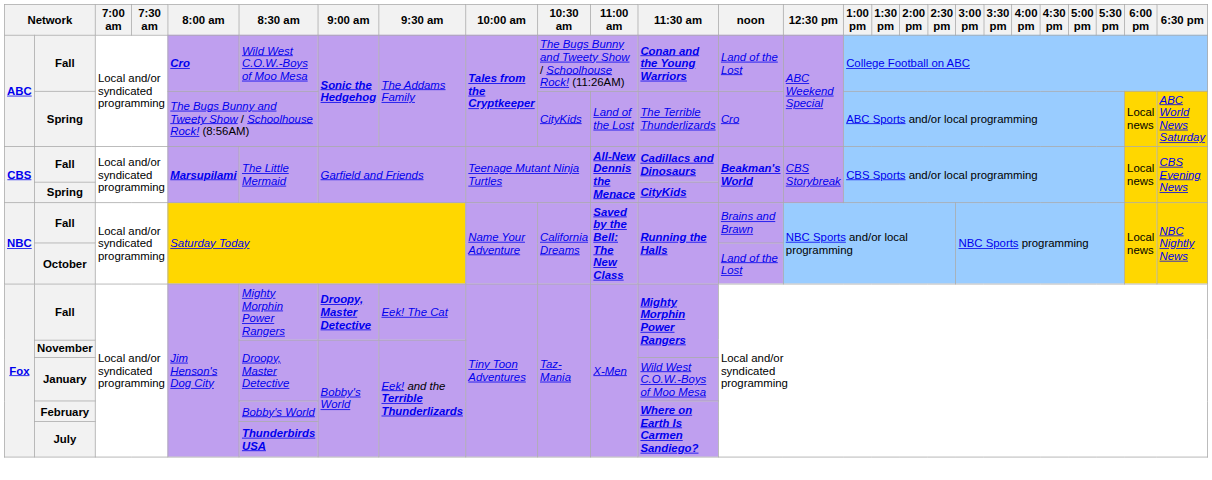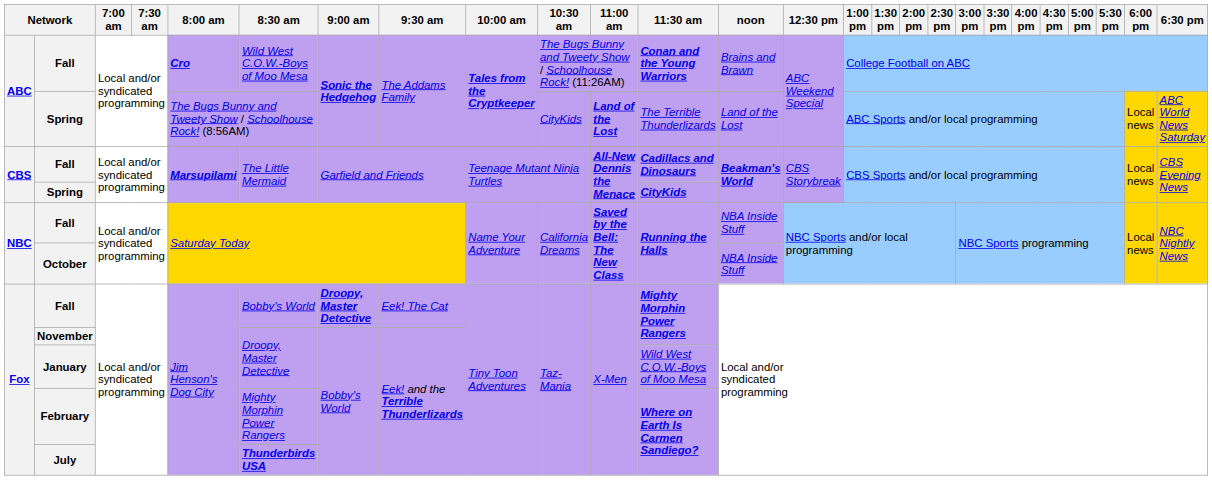(749, 63) Land of the Lost -> (748, 63) Brains and Brawn
(614, 119) normal -> (614, 119) bold
(730, 119) Cro -> (749, 119) Land of the Lost
(748, 223) Brains and Brawn -> (749, 223) NBA Inside Stuff
(749, 264) Land of the Lost -> (749, 264) NBA Inside Stuff
(263, 312) Mighty Morphin Power Rangers -> (278, 306) Bobby's World
(278, 412) Bobby's World -> (263, 417) Mighty Morphin Power Rangers
